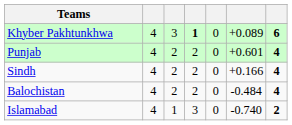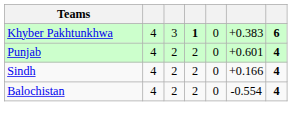(246, 33) +0.089 -> (246, 33) +0.383
(246, 91) -0.484 -> (246, 91) -0.554
- row: (32, 110)
